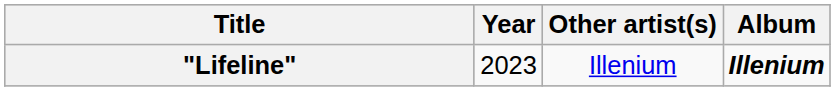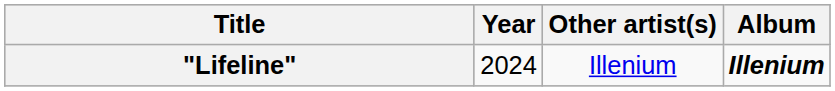(509, 65) 2023 -> (509, 65) 2024
